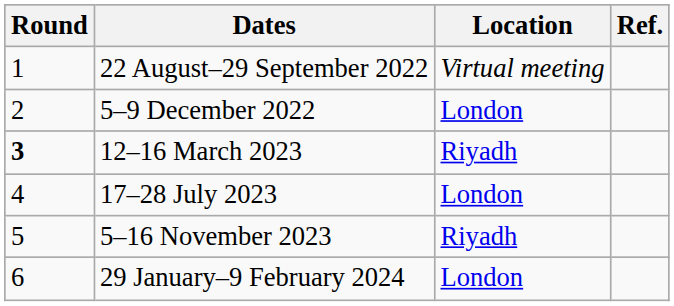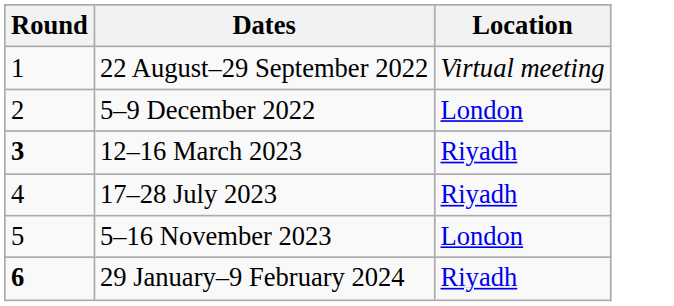- column: (640, 25)
(482, 194) London -> (479, 194) Riyadh
(479, 236) Riyadh -> (482, 236) London
(18, 278) normal -> (18, 278) bold
(482, 278) London -> (479, 278) Riyadh
